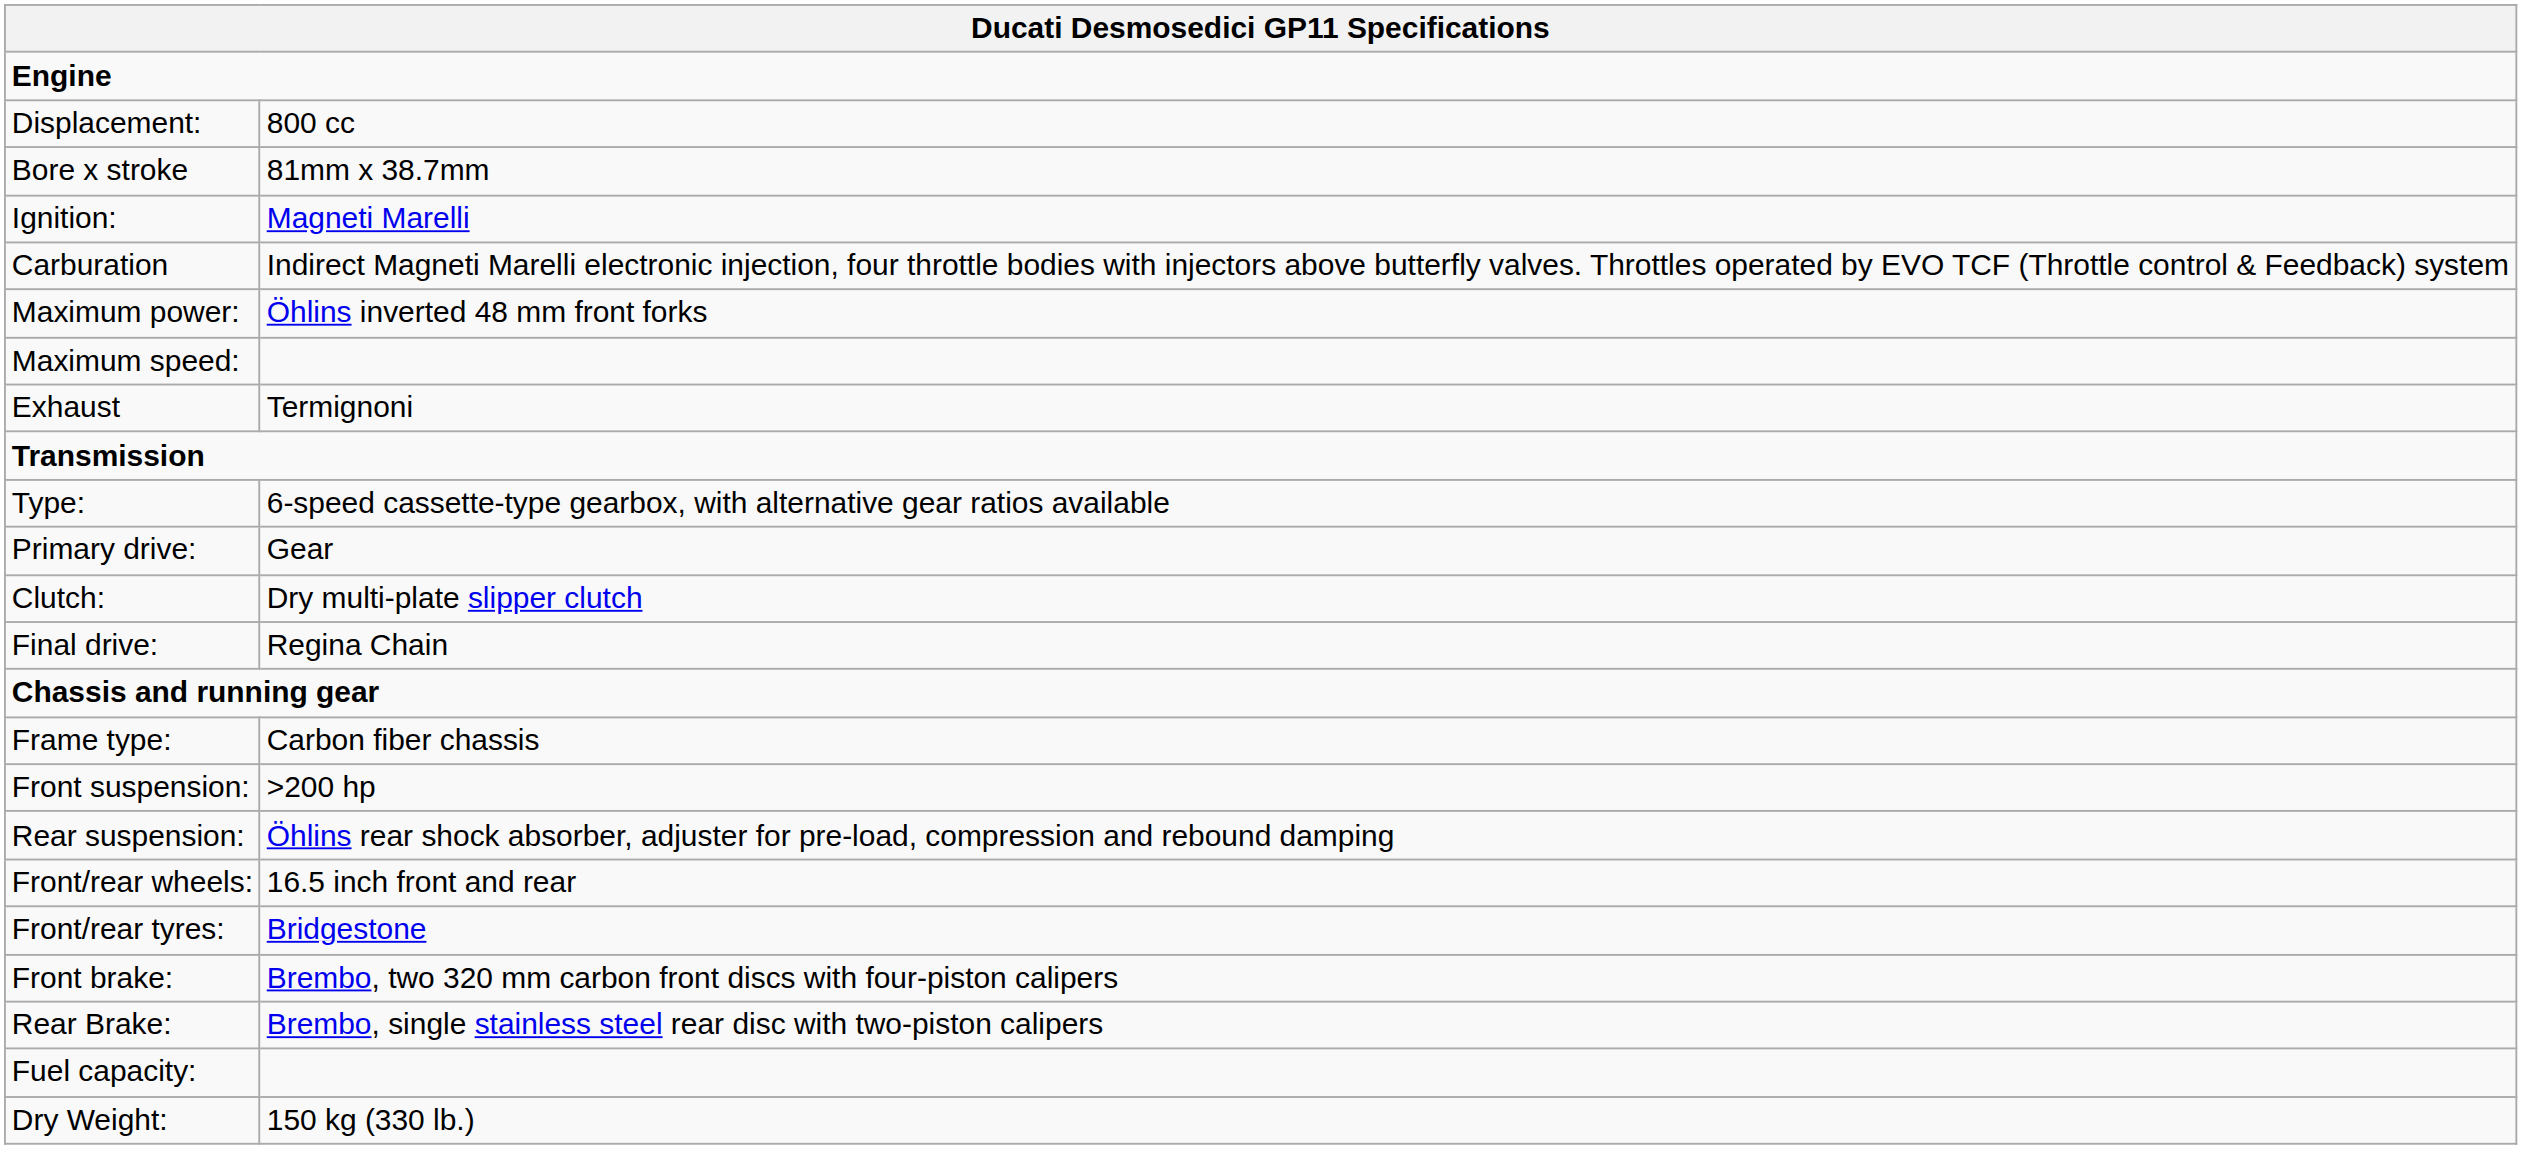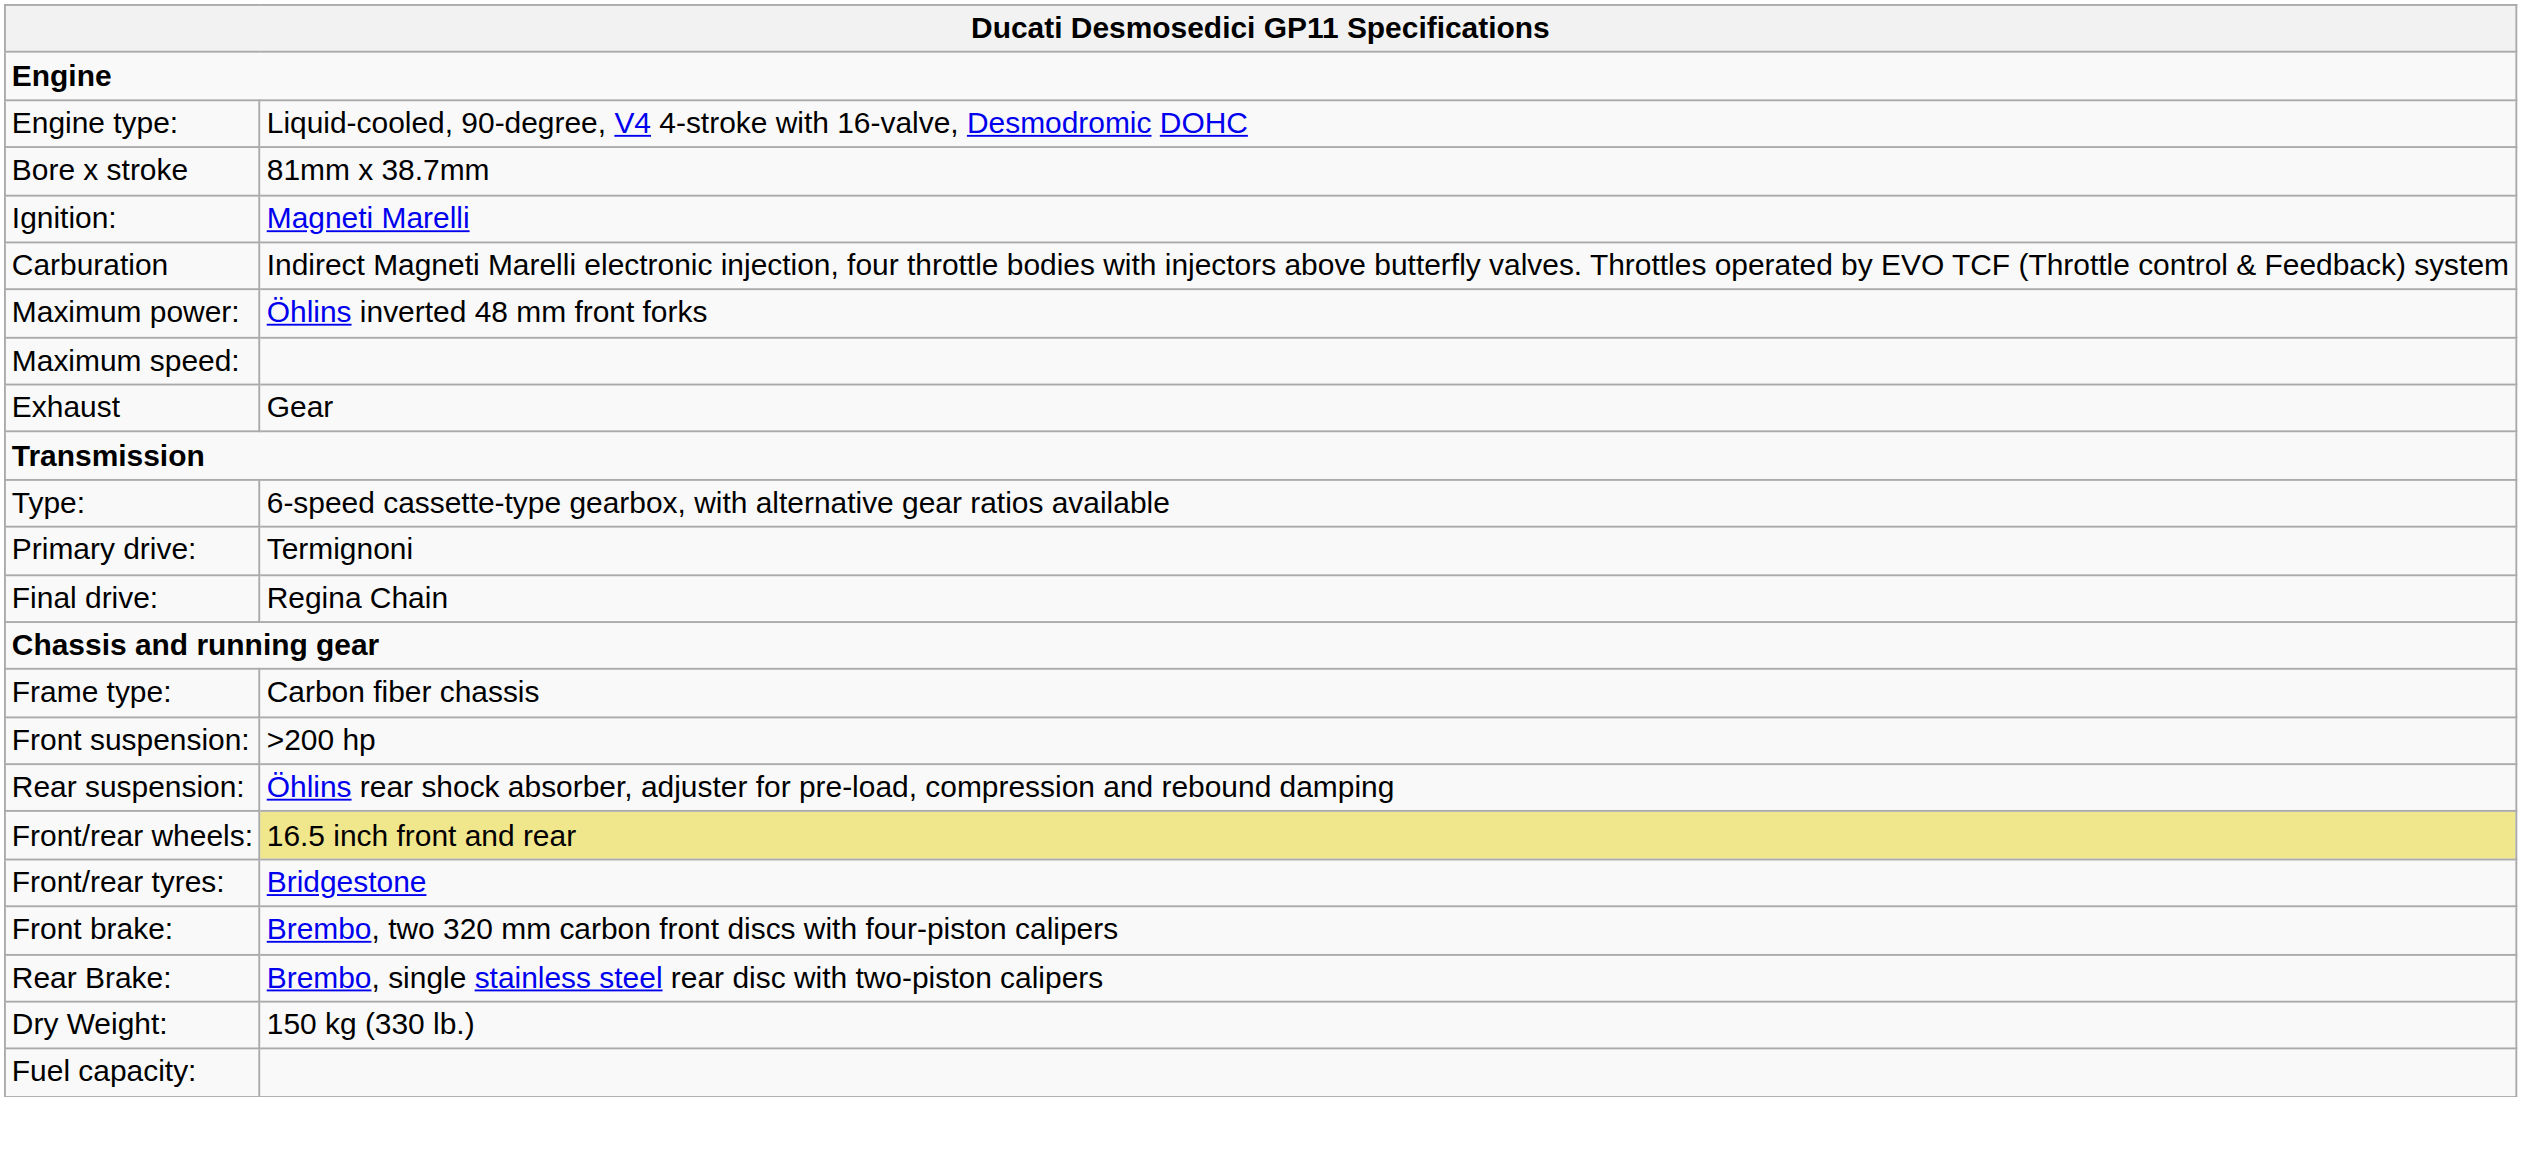+ row: (95, 123)
- row: (107, 123)
(340, 407) Termignoni -> (300, 407) Gear
(300, 550) Gear -> (340, 550) Termignoni
- row: (58, 597)
(421, 882) no background -> (421, 834) khaki background
rows swapped: (90, 1119) <-> (104, 1072)
